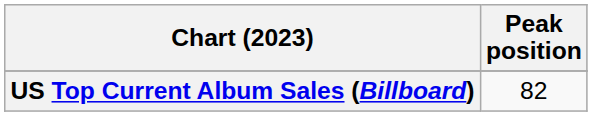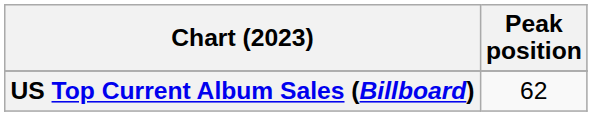(534, 90) 82 -> (534, 90) 62
